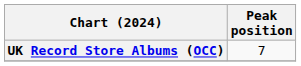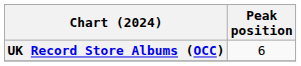(262, 51) 7 -> (262, 51) 6
